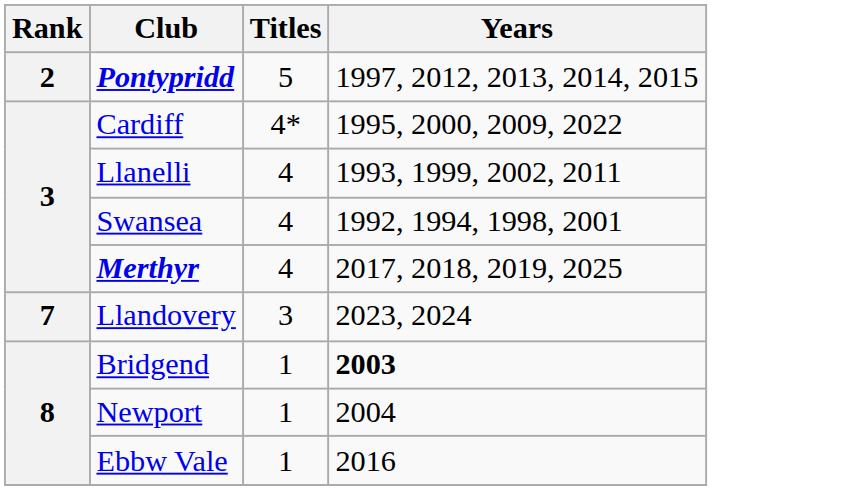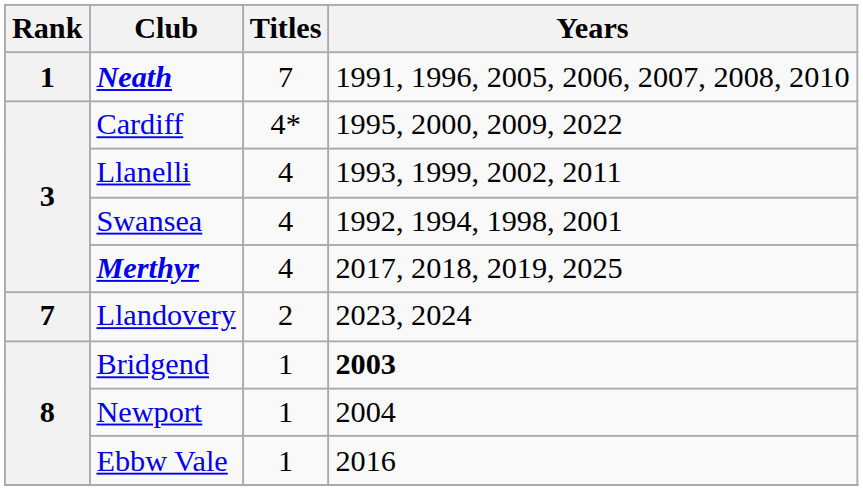+ row: (134, 76)
- row: (165, 76)
(286, 316) 3 -> (286, 316) 2
